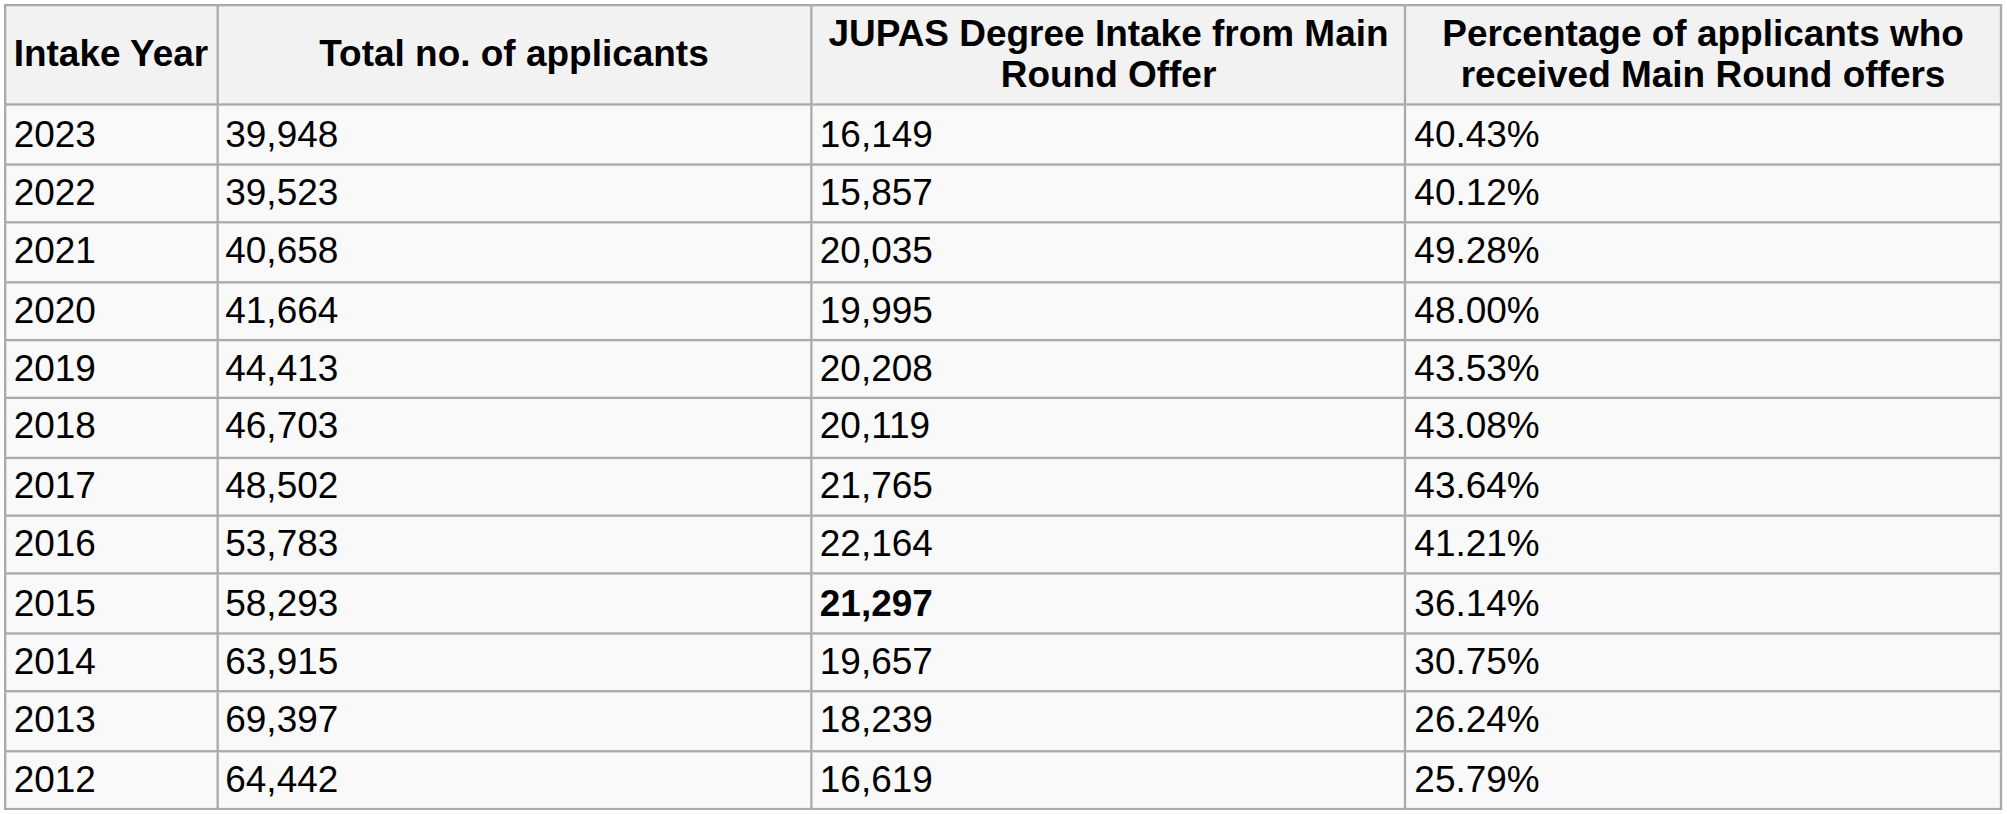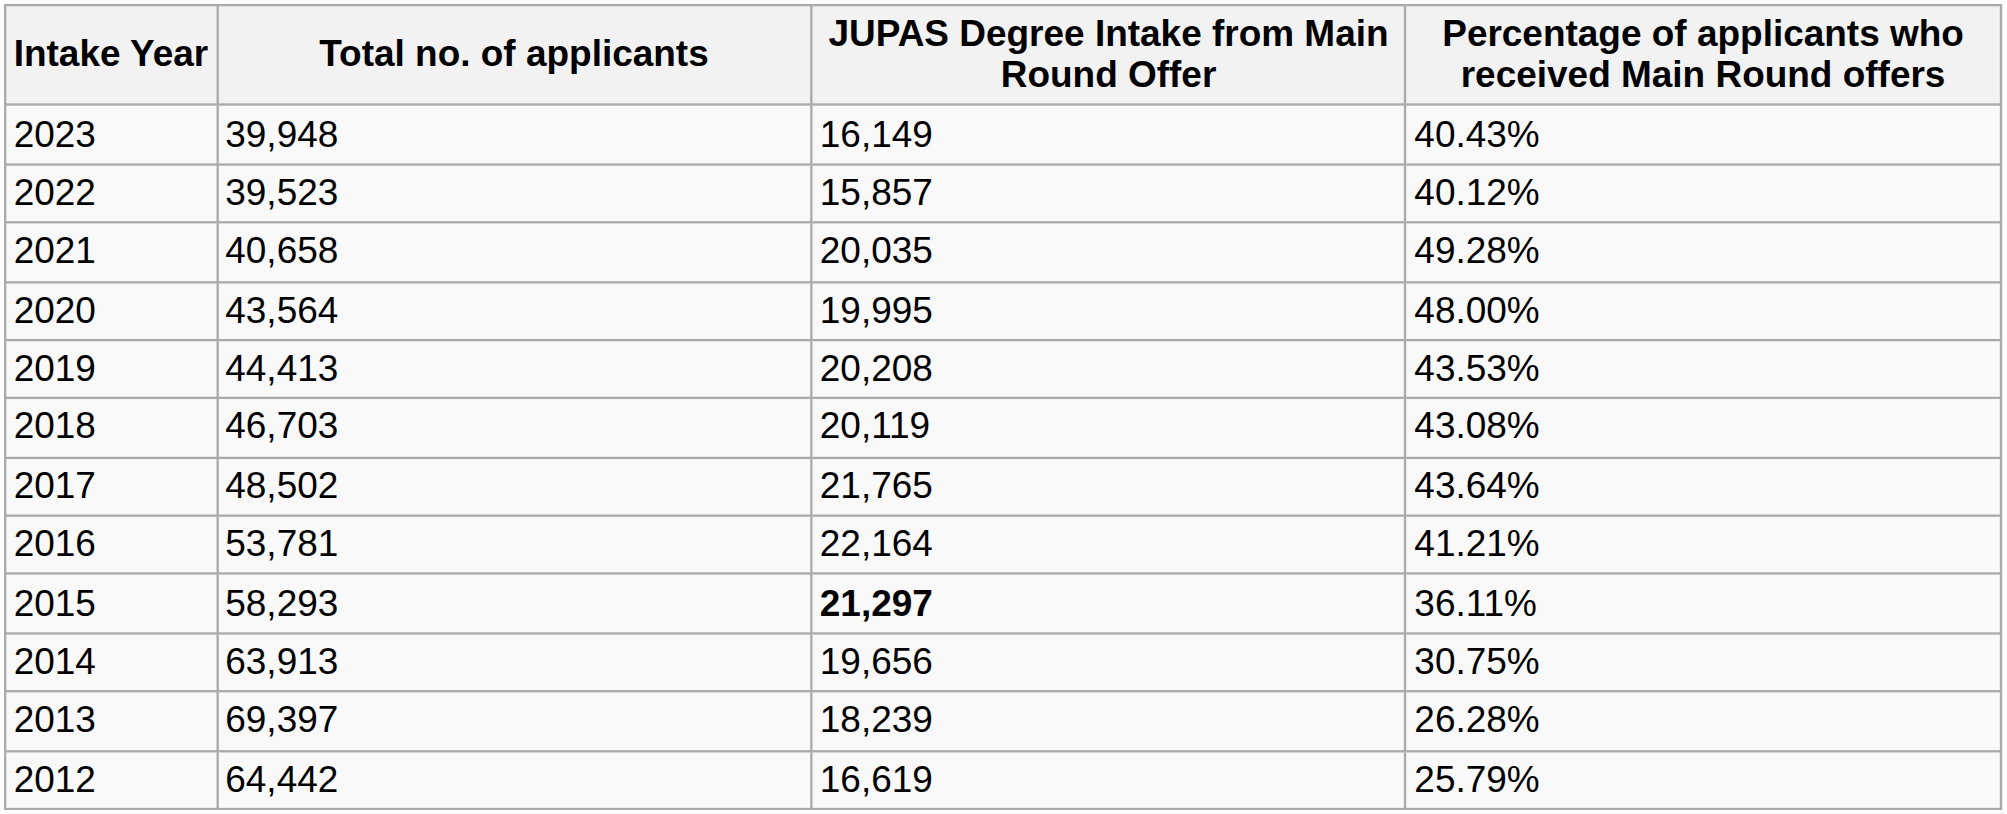(282, 309) 41,664 -> (282, 309) 43,564
(282, 544) 53,783 -> (282, 544) 53,781
(1477, 602) 36.14% -> (1476, 602) 36.11%
(282, 661) 63,915 -> (282, 661) 63,913
(876, 661) 19,657 -> (876, 661) 19,656
(1477, 720) 26.24% -> (1477, 720) 26.28%
